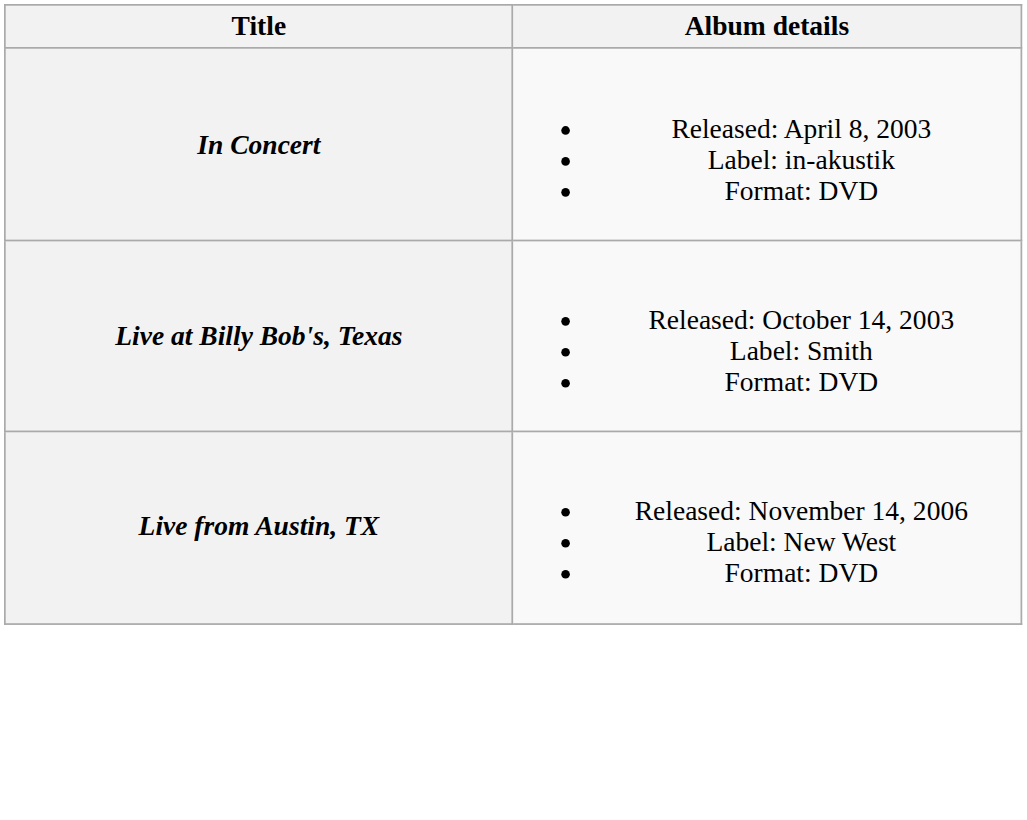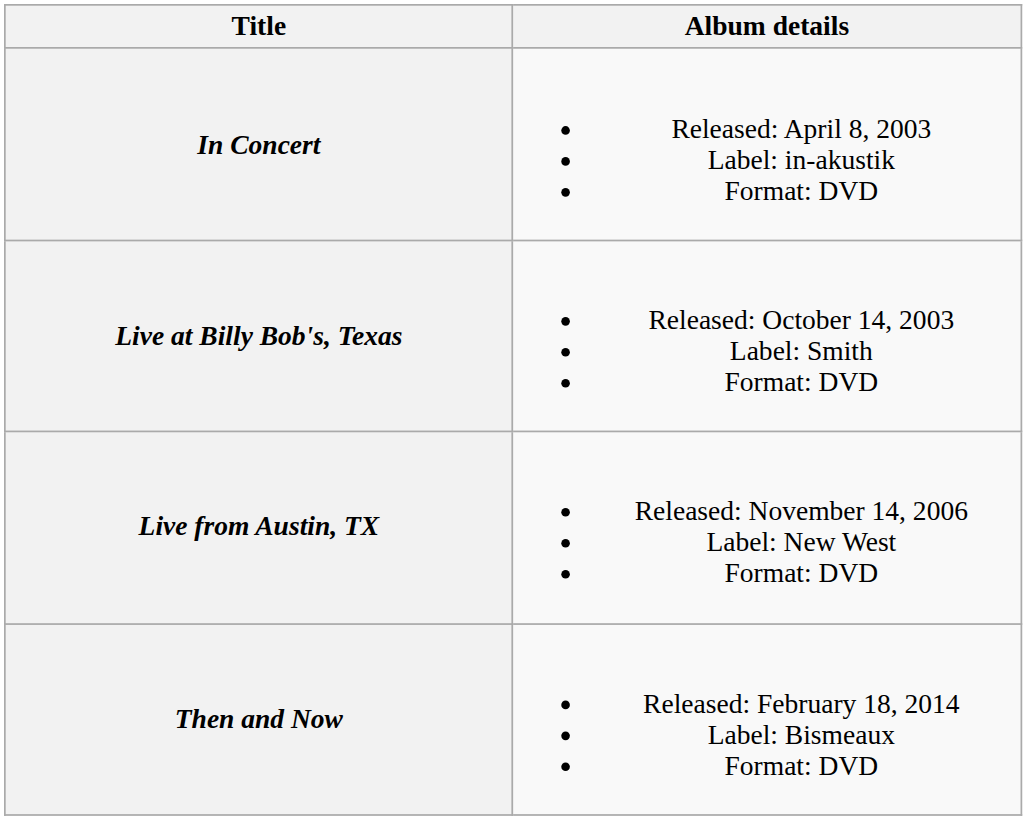+ row: (259, 718)
